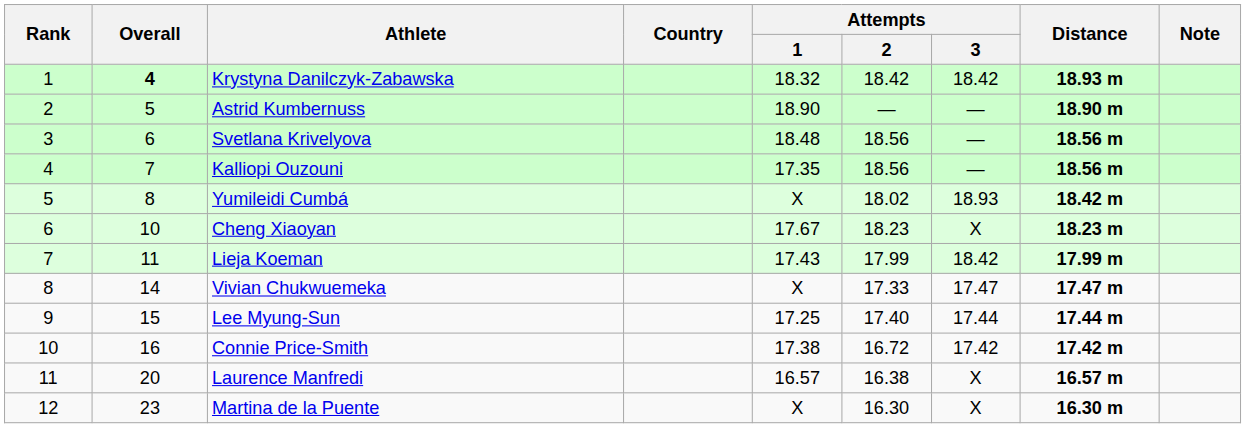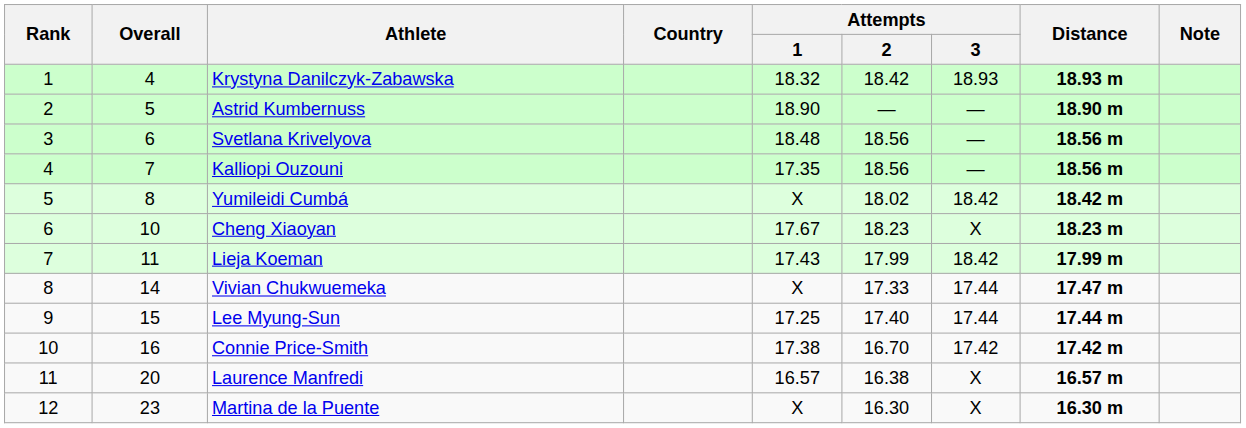(150, 78) bold -> (150, 78) normal
(976, 78) 18.42 -> (976, 78) 18.93
(976, 198) 18.93 -> (976, 198) 18.42
(976, 288) 17.47 -> (976, 288) 17.44
(886, 347) 16.72 -> (886, 347) 16.70
